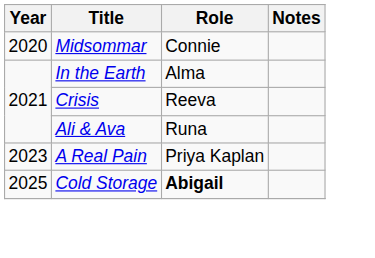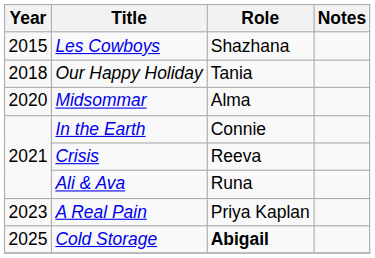+ row: (108, 45)
+ row: (129, 73)
(193, 45) Connie -> (231, 101) Alma
(185, 73) Alma -> (238, 128) Connie
